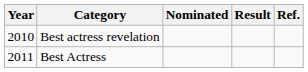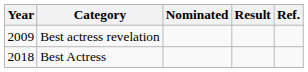(21, 36) 2010 -> (21, 36) 2009
(21, 57) 2011 -> (21, 57) 2018
